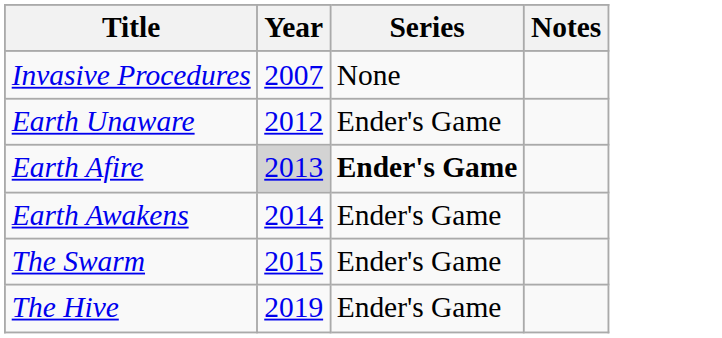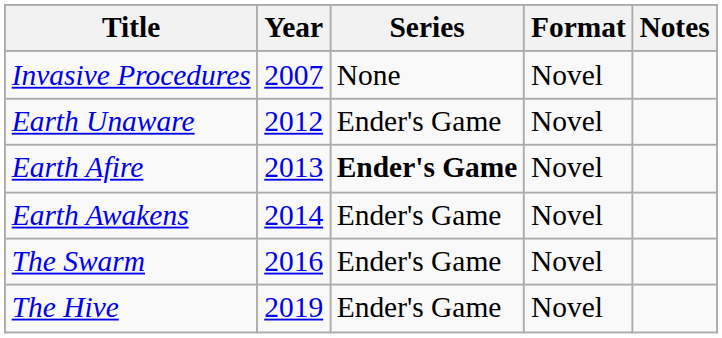+ column: (578, 27)
(294, 167) lightgrey background -> (294, 167) no background
(294, 261) 2015 -> (294, 261) 2016
